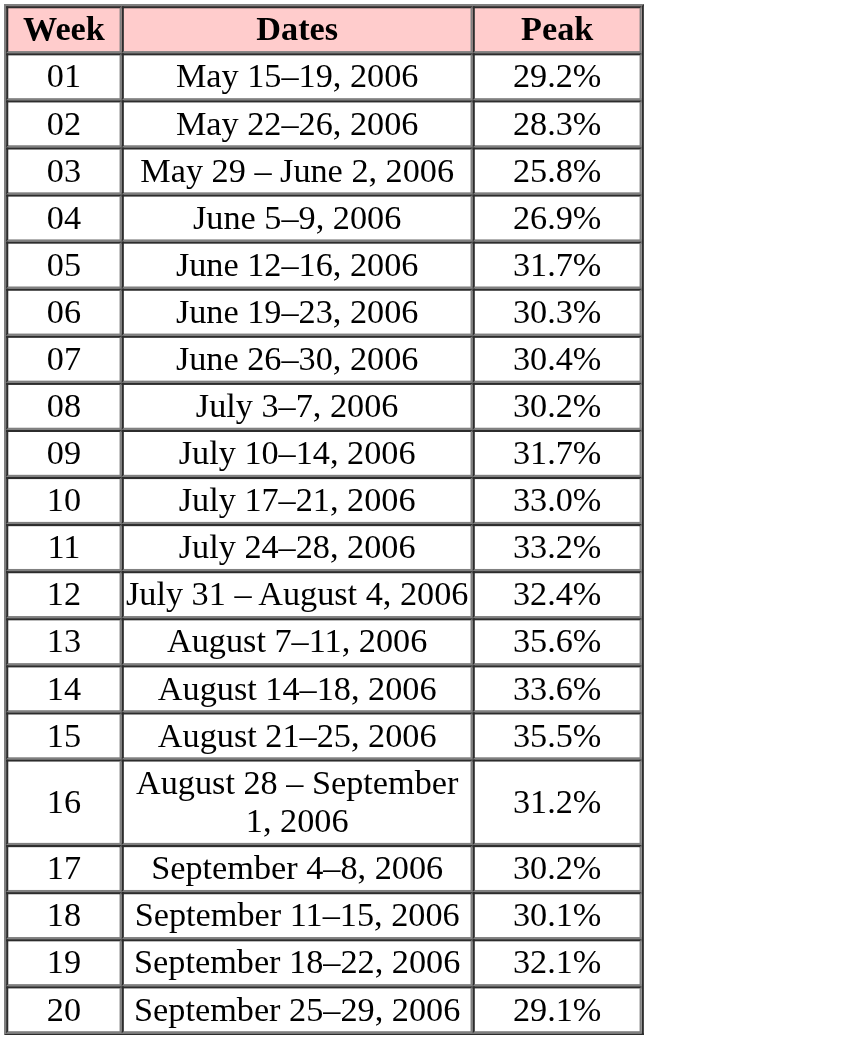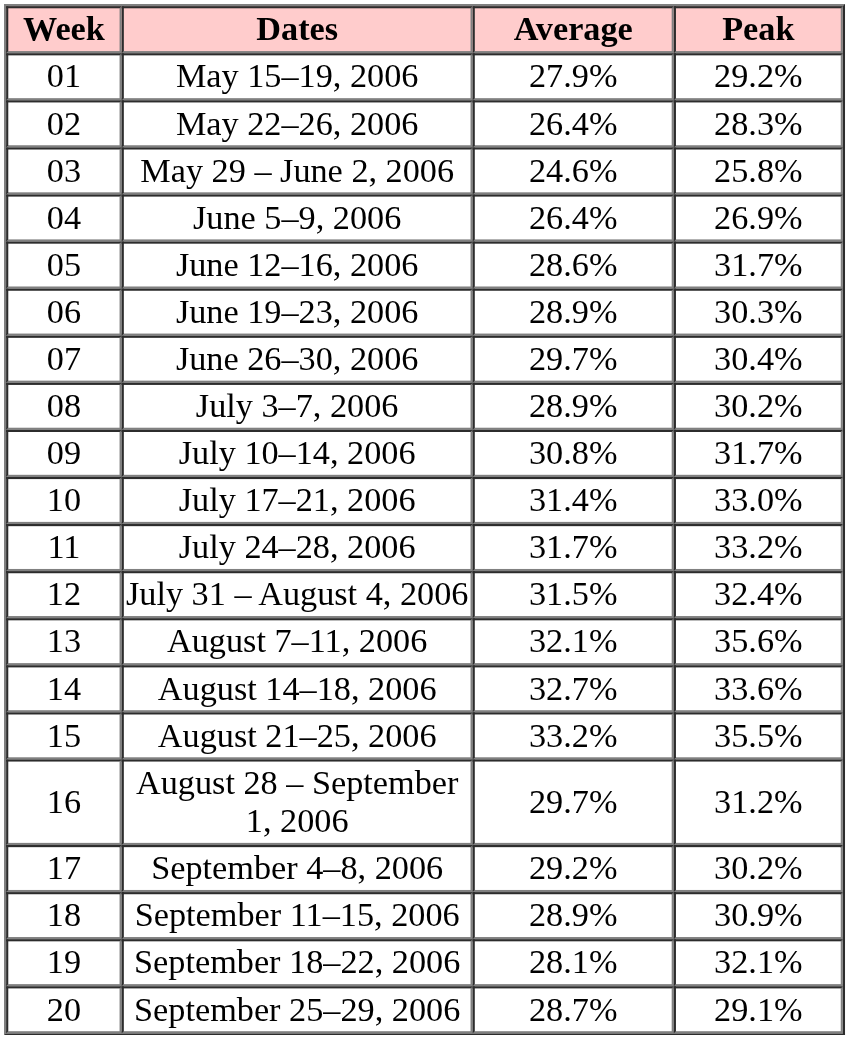+ column: (573, 29)
(557, 915) 30.1% -> (758, 915) 30.9%
